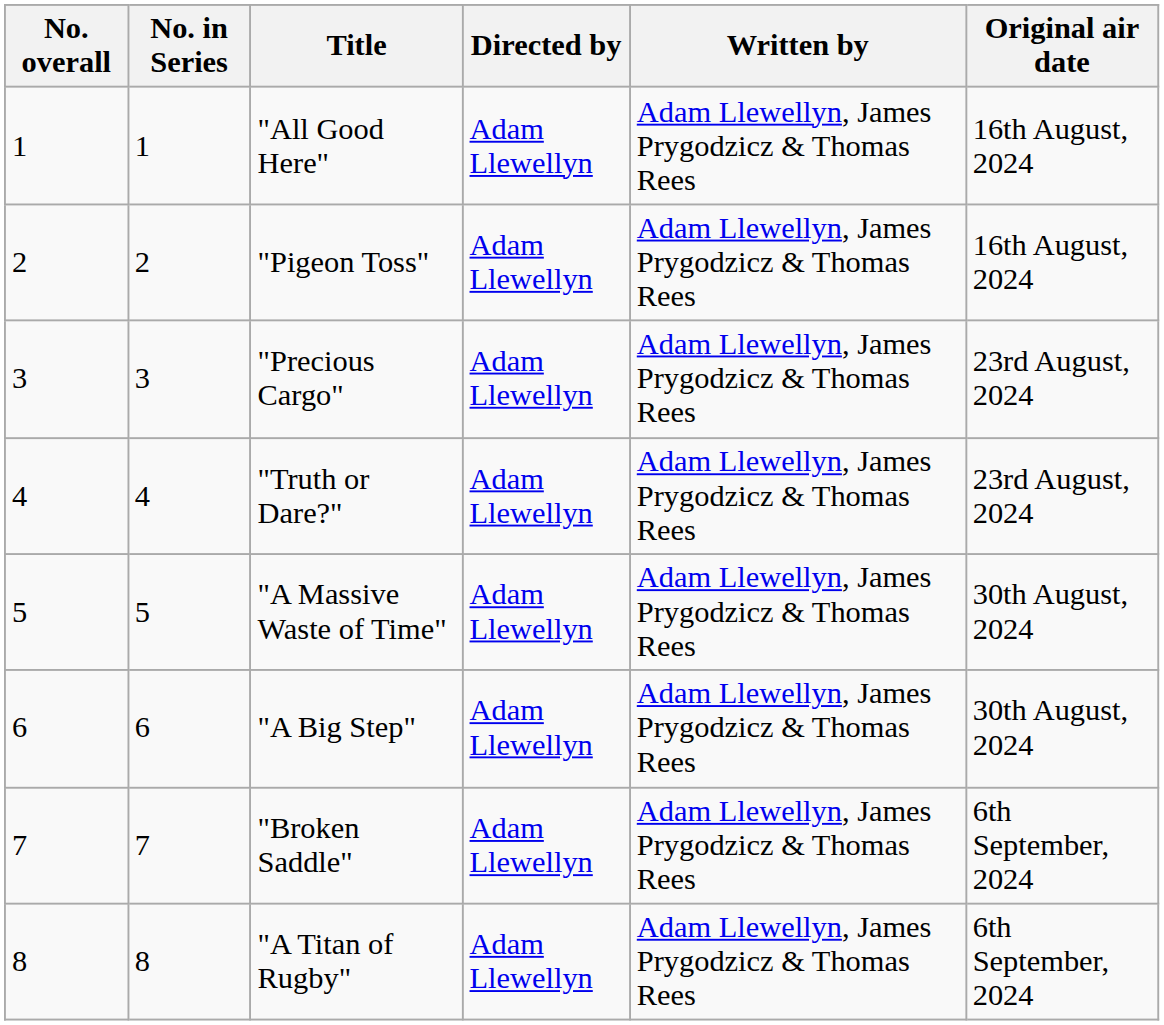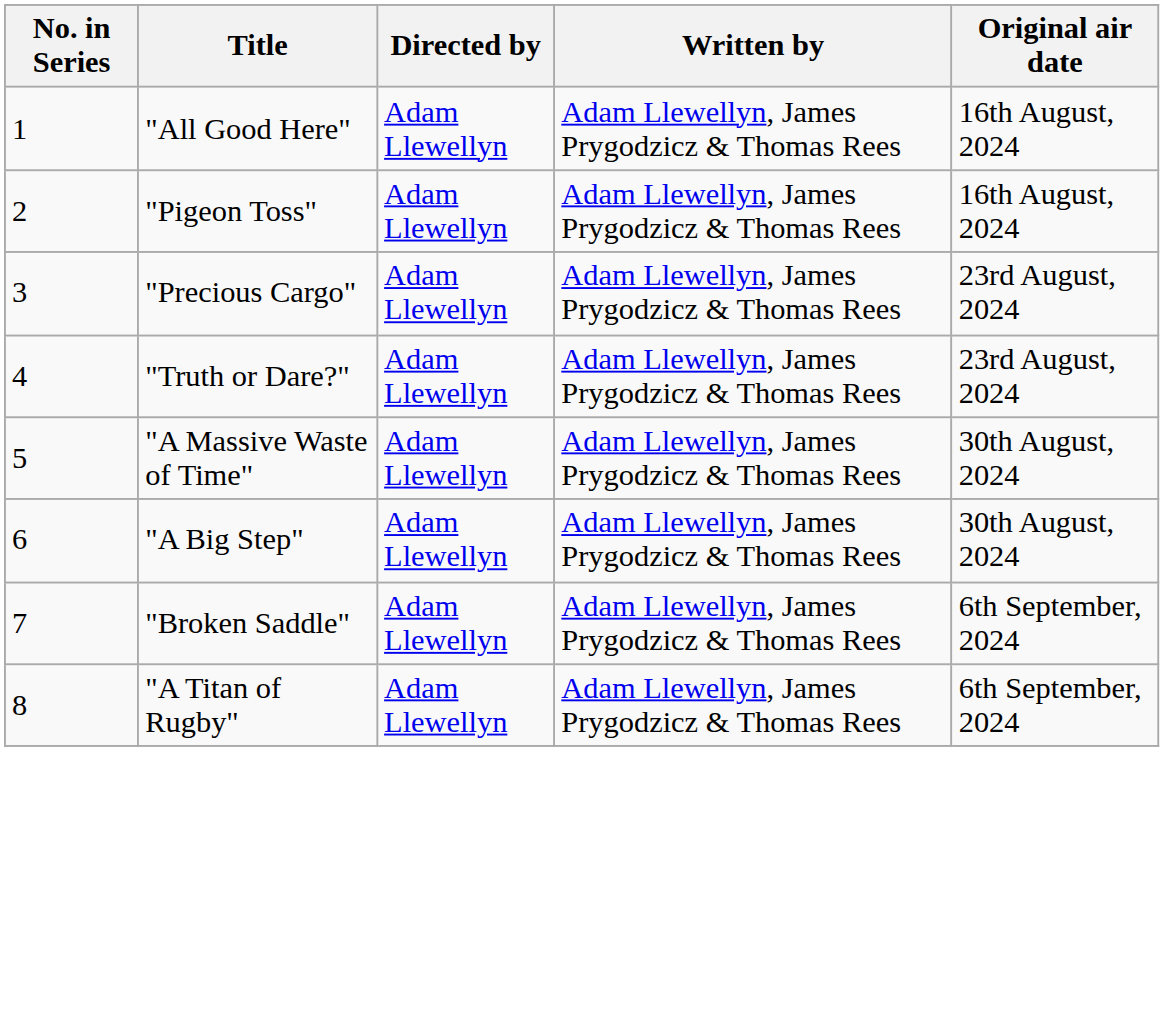- column: (66, 45)
